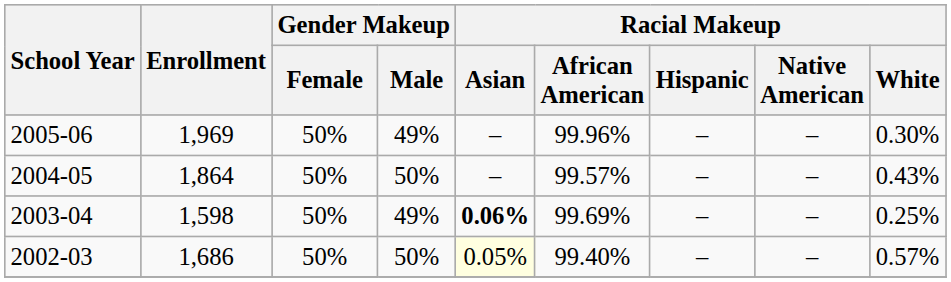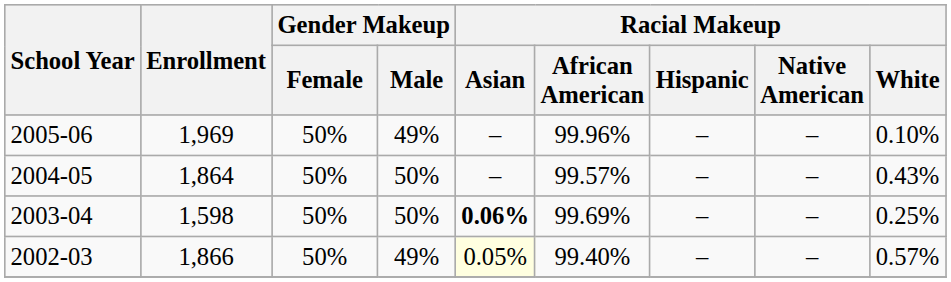(908, 135) 0.30% -> (908, 135) 0.10%
(417, 216) 49% -> (417, 216) 50%
(206, 257) 1,686 -> (206, 257) 1,866
(417, 257) 50% -> (417, 257) 49%
